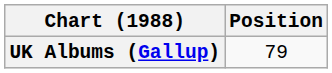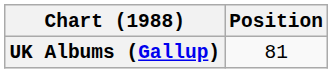(276, 52) 79 -> (276, 52) 81
